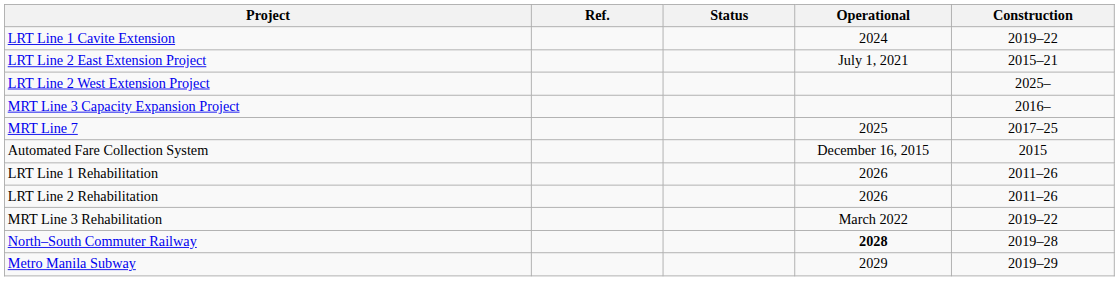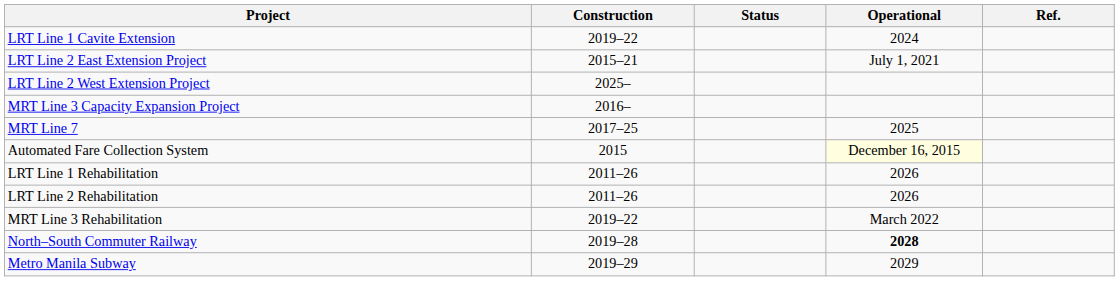columns swapped: (1033, 15) <-> (597, 15)
(873, 151) no background -> (904, 151) lightyellow background
